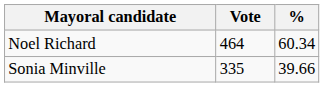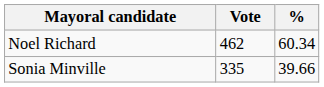(232, 43) 464 -> (232, 43) 462
